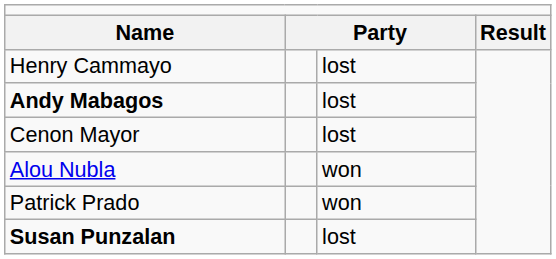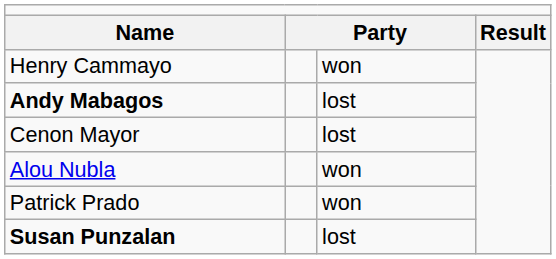(339, 66) lost -> (342, 66) won
